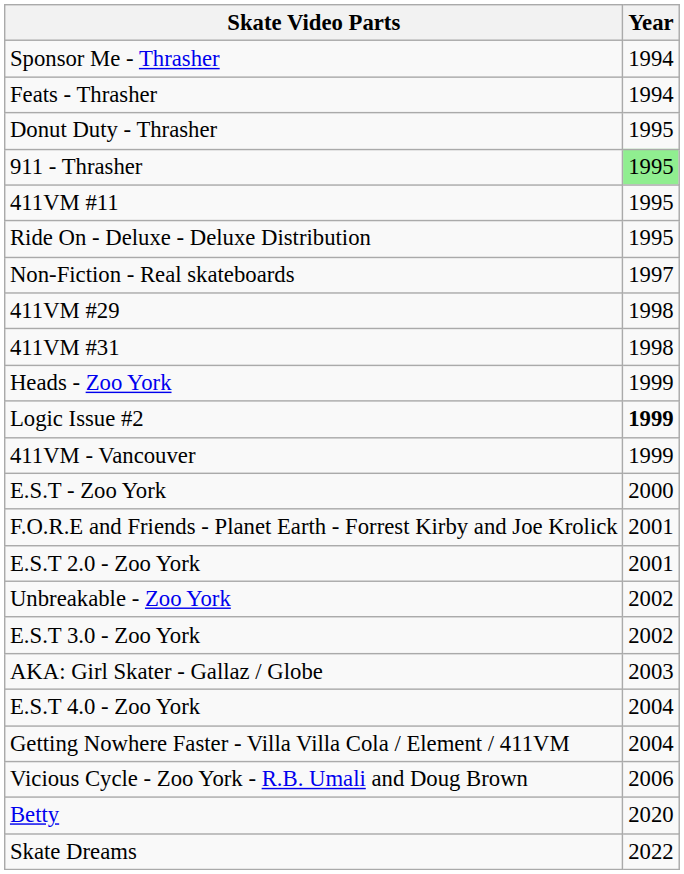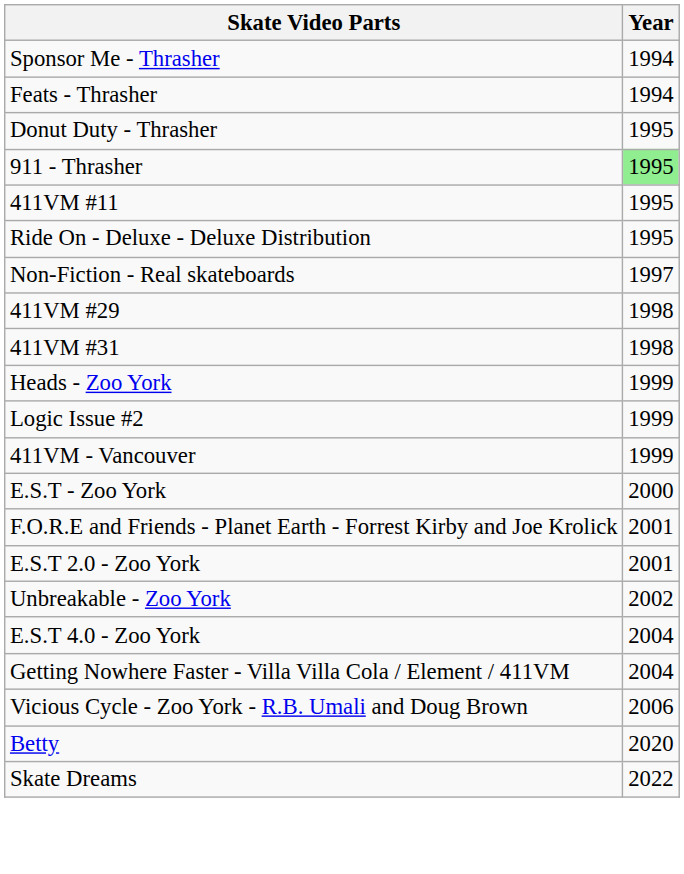(651, 418) bold -> (651, 418) normal
- row: (105, 635)
- row: (166, 671)
